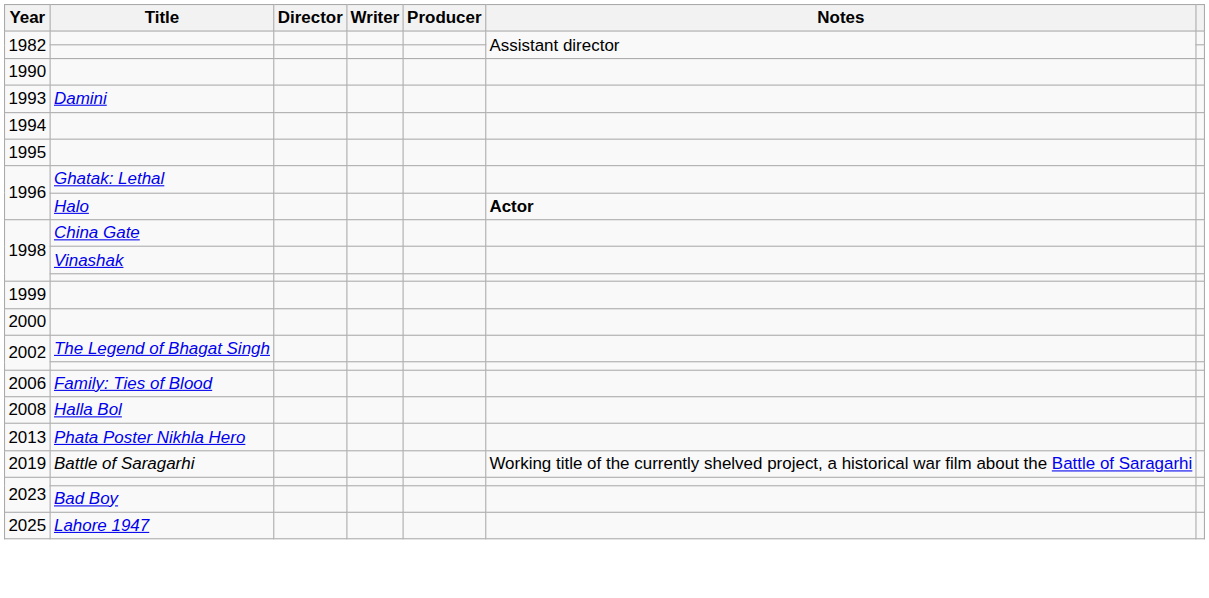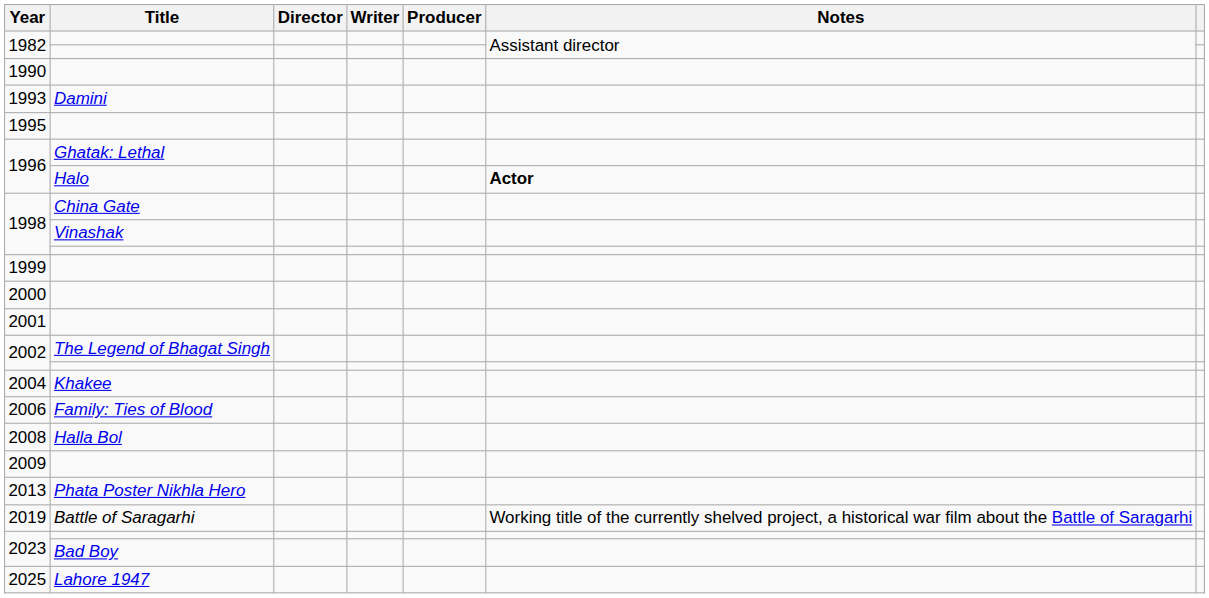- row: (27, 125)
+ row: (27, 321)
+ row: (27, 383)
+ row: (27, 463)
